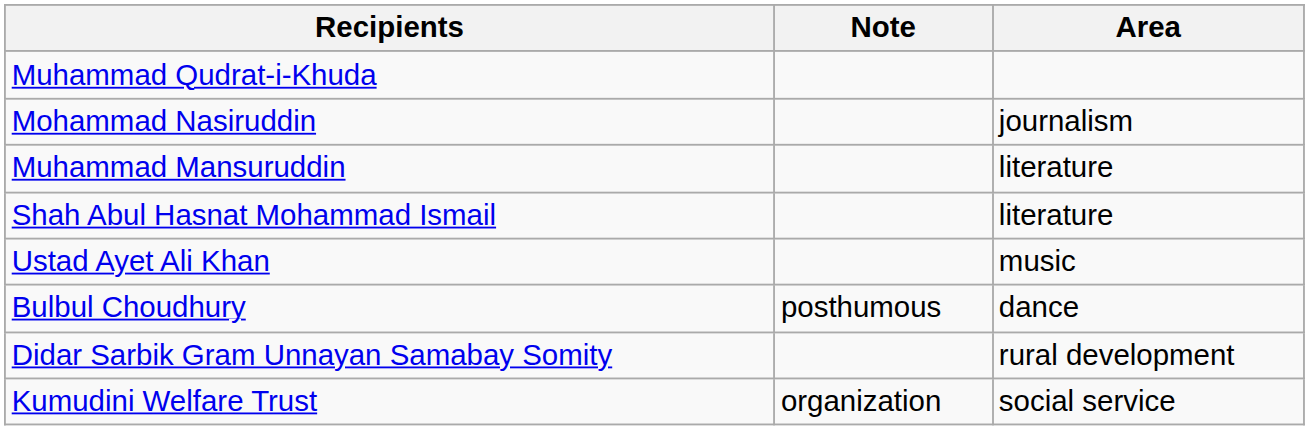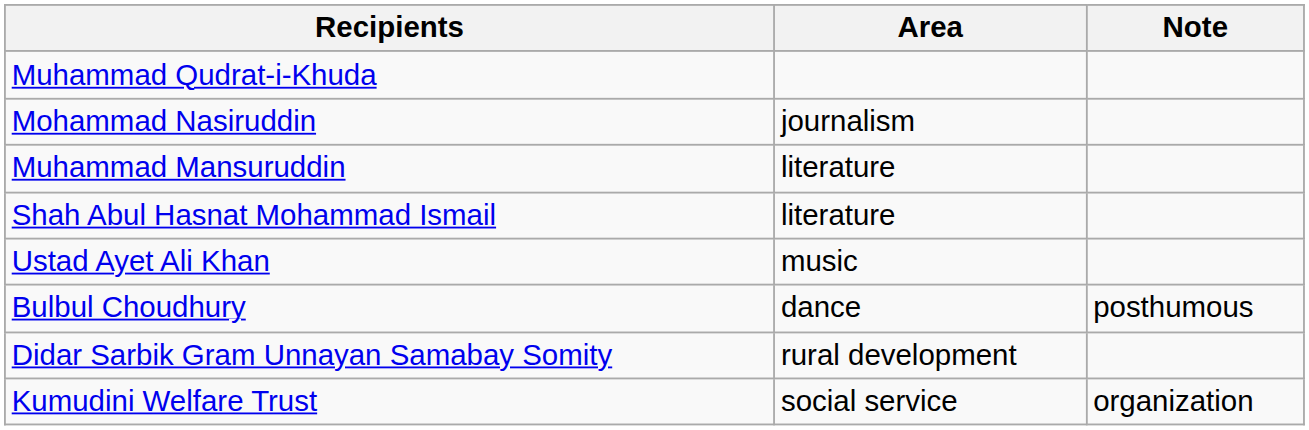columns swapped: (1148, 27) <-> (883, 27)
